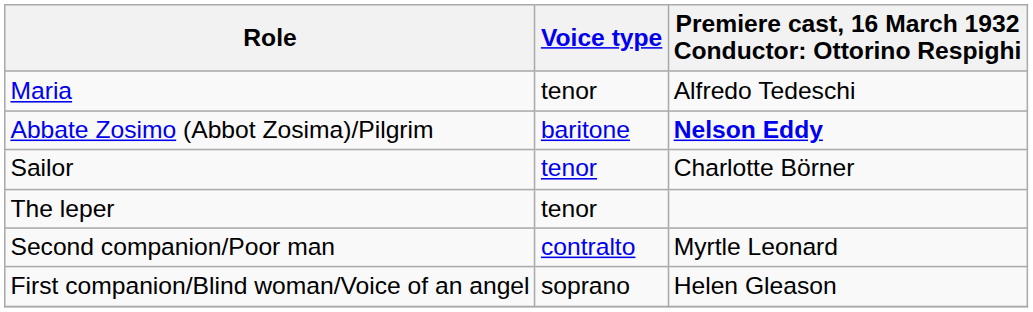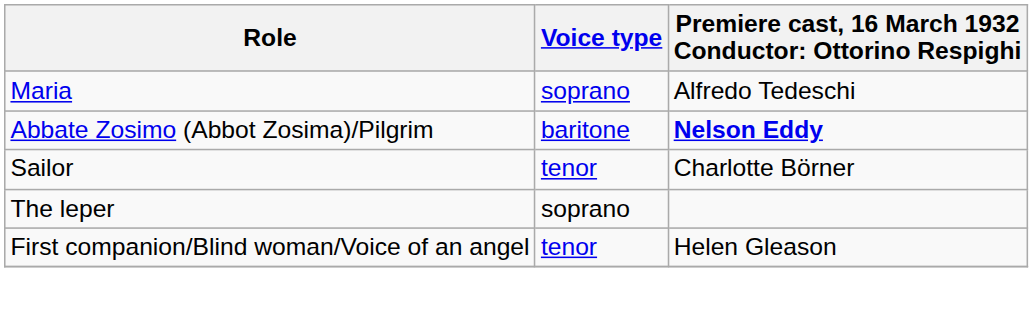(569, 90) tenor -> (585, 90) soprano
(569, 208) tenor -> (585, 208) soprano
- row: (173, 247)
(585, 286) soprano -> (569, 247) tenor
